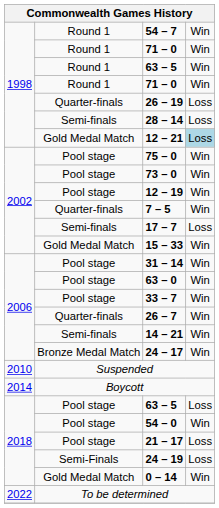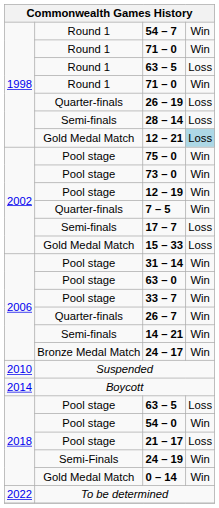(200, 67) Win -> (200, 67) Loss
(200, 245) Win -> (200, 245) Loss
(200, 459) Loss -> (200, 459) Win
